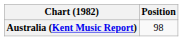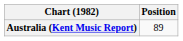(159, 28) 98 -> (159, 28) 89
